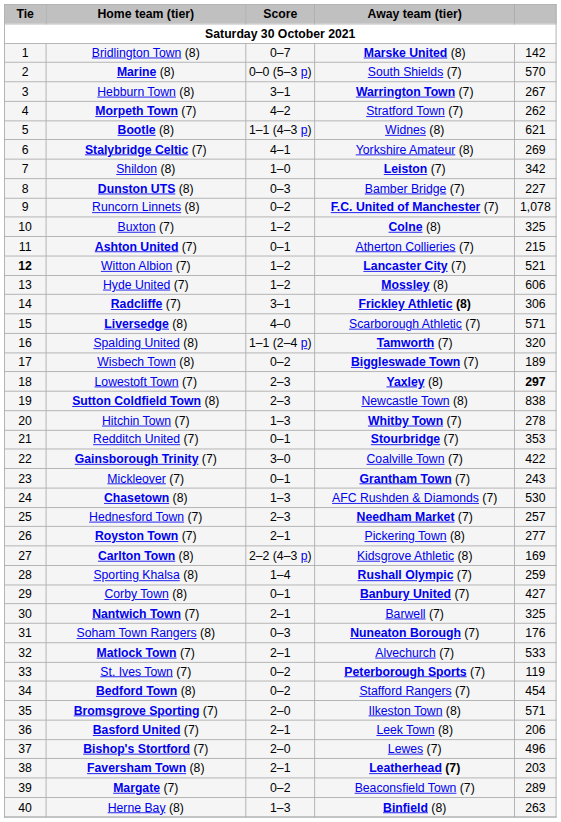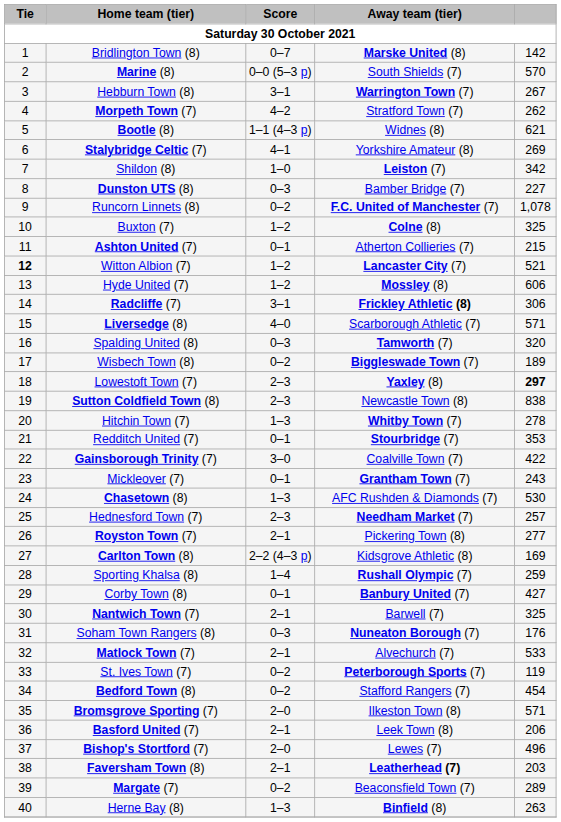(280, 343) 1–1 (2–4 p) -> (280, 343) 0–3
